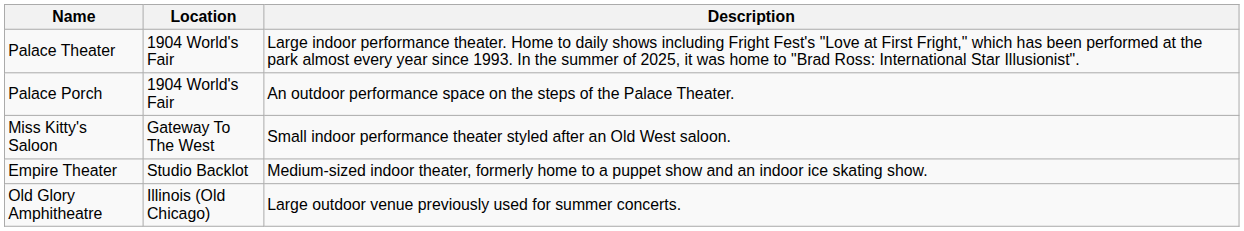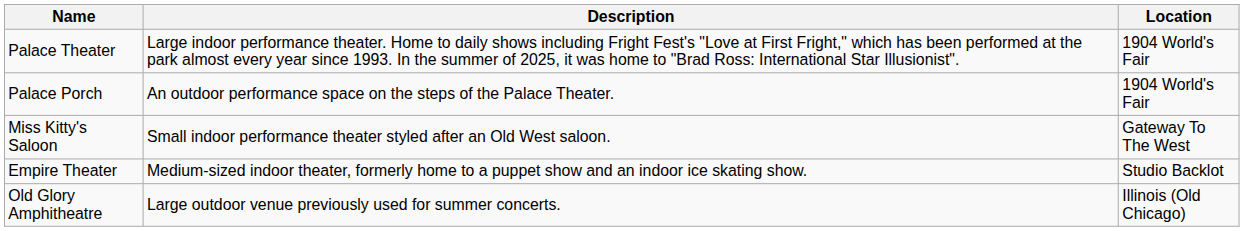columns swapped: (203, 17) <-> (751, 17)
